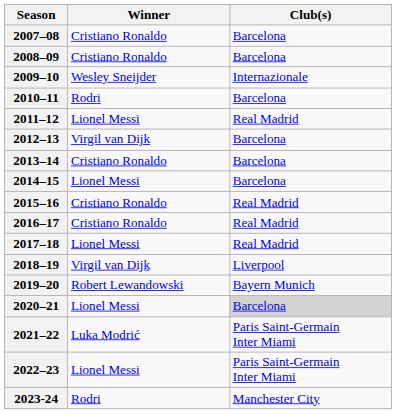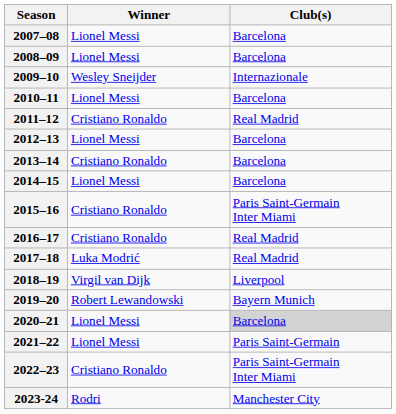(119, 35) Cristiano Ronaldo -> (105, 35) Lionel Messi
(119, 56) Cristiano Ronaldo -> (105, 56) Lionel Messi
(86, 98) Rodri -> (105, 98) Lionel Messi
(105, 118) Lionel Messi -> (119, 118) Cristiano Ronaldo
(110, 139) Virgil van Dijk -> (105, 139) Lionel Messi
(266, 202) Real Madrid -> (286, 209) Paris Saint-Germain Inter Miami
(105, 243) Lionel Messi -> (105, 258) Luka Modrić
(105, 334) Luka Modrić -> (105, 341) Lionel Messi
(286, 334) Paris Saint-Germain Inter Miami -> (286, 341) Paris Saint-Germain
(105, 369) Lionel Messi -> (119, 369) Cristiano Ronaldo
